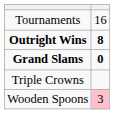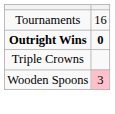(100, 39) 8 -> (100, 39) 0
- row: (48, 59)
